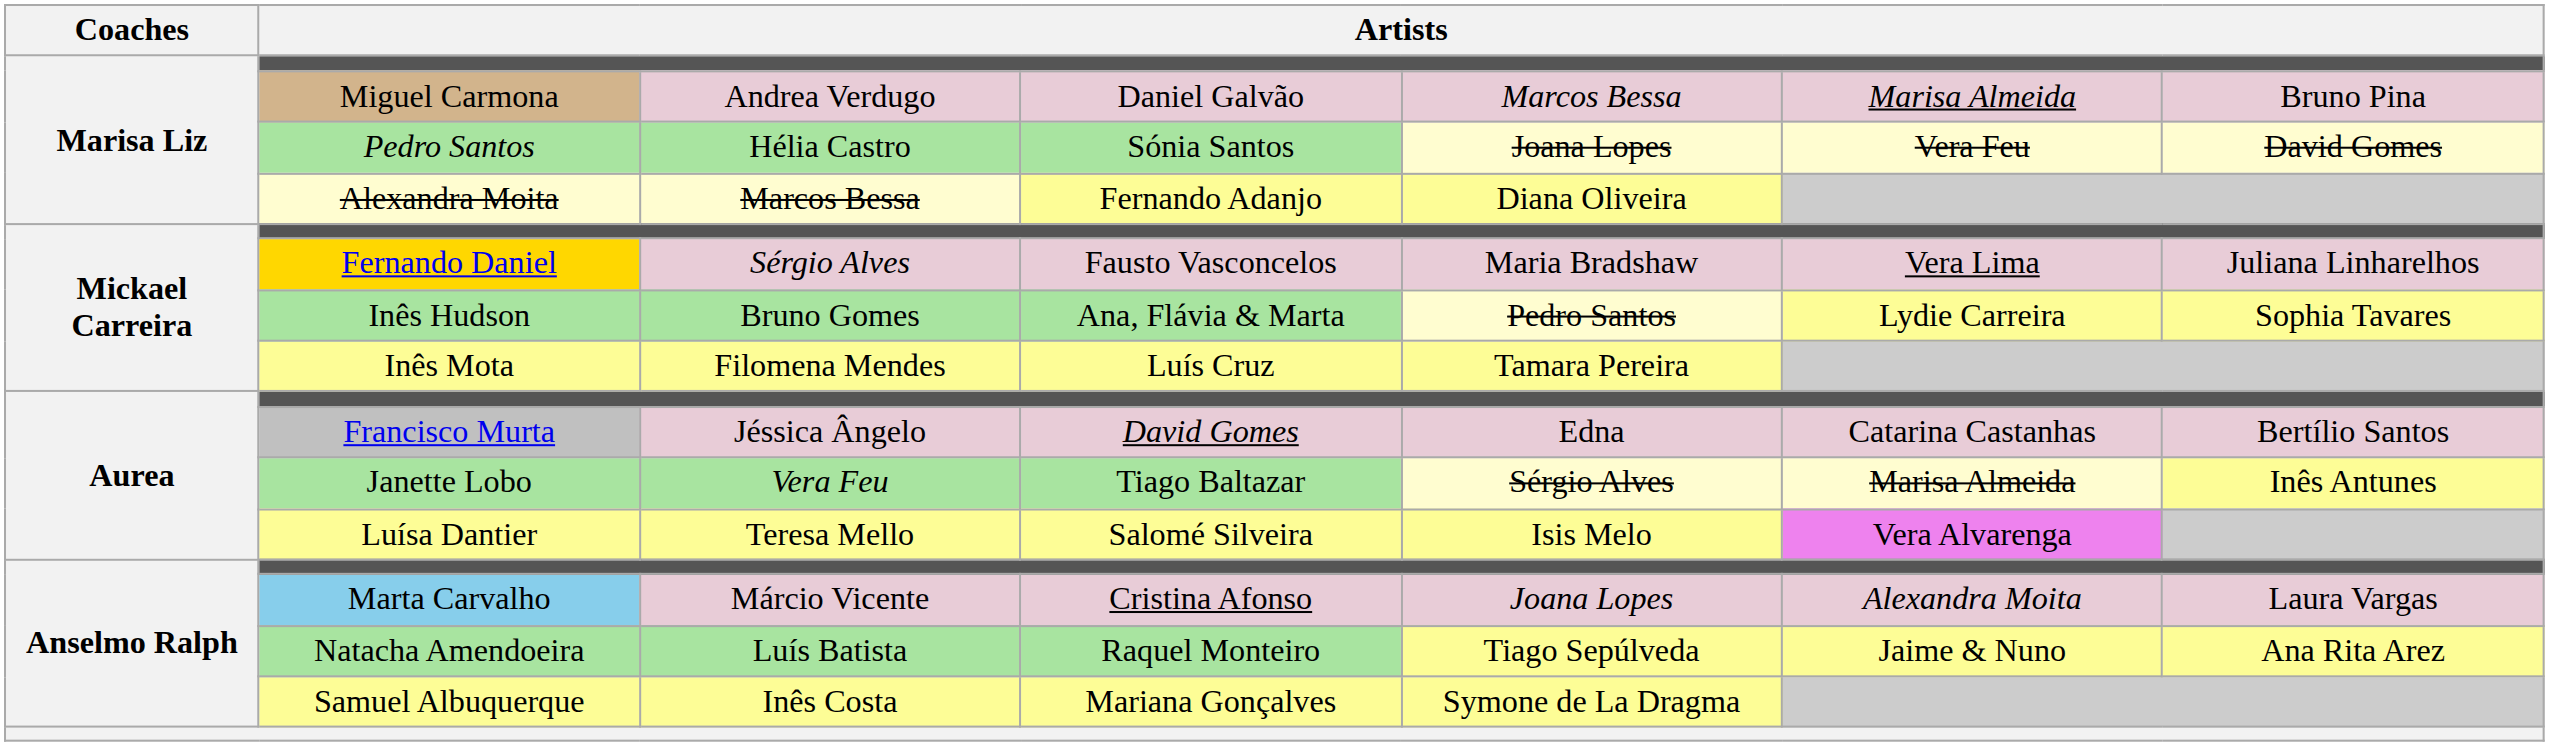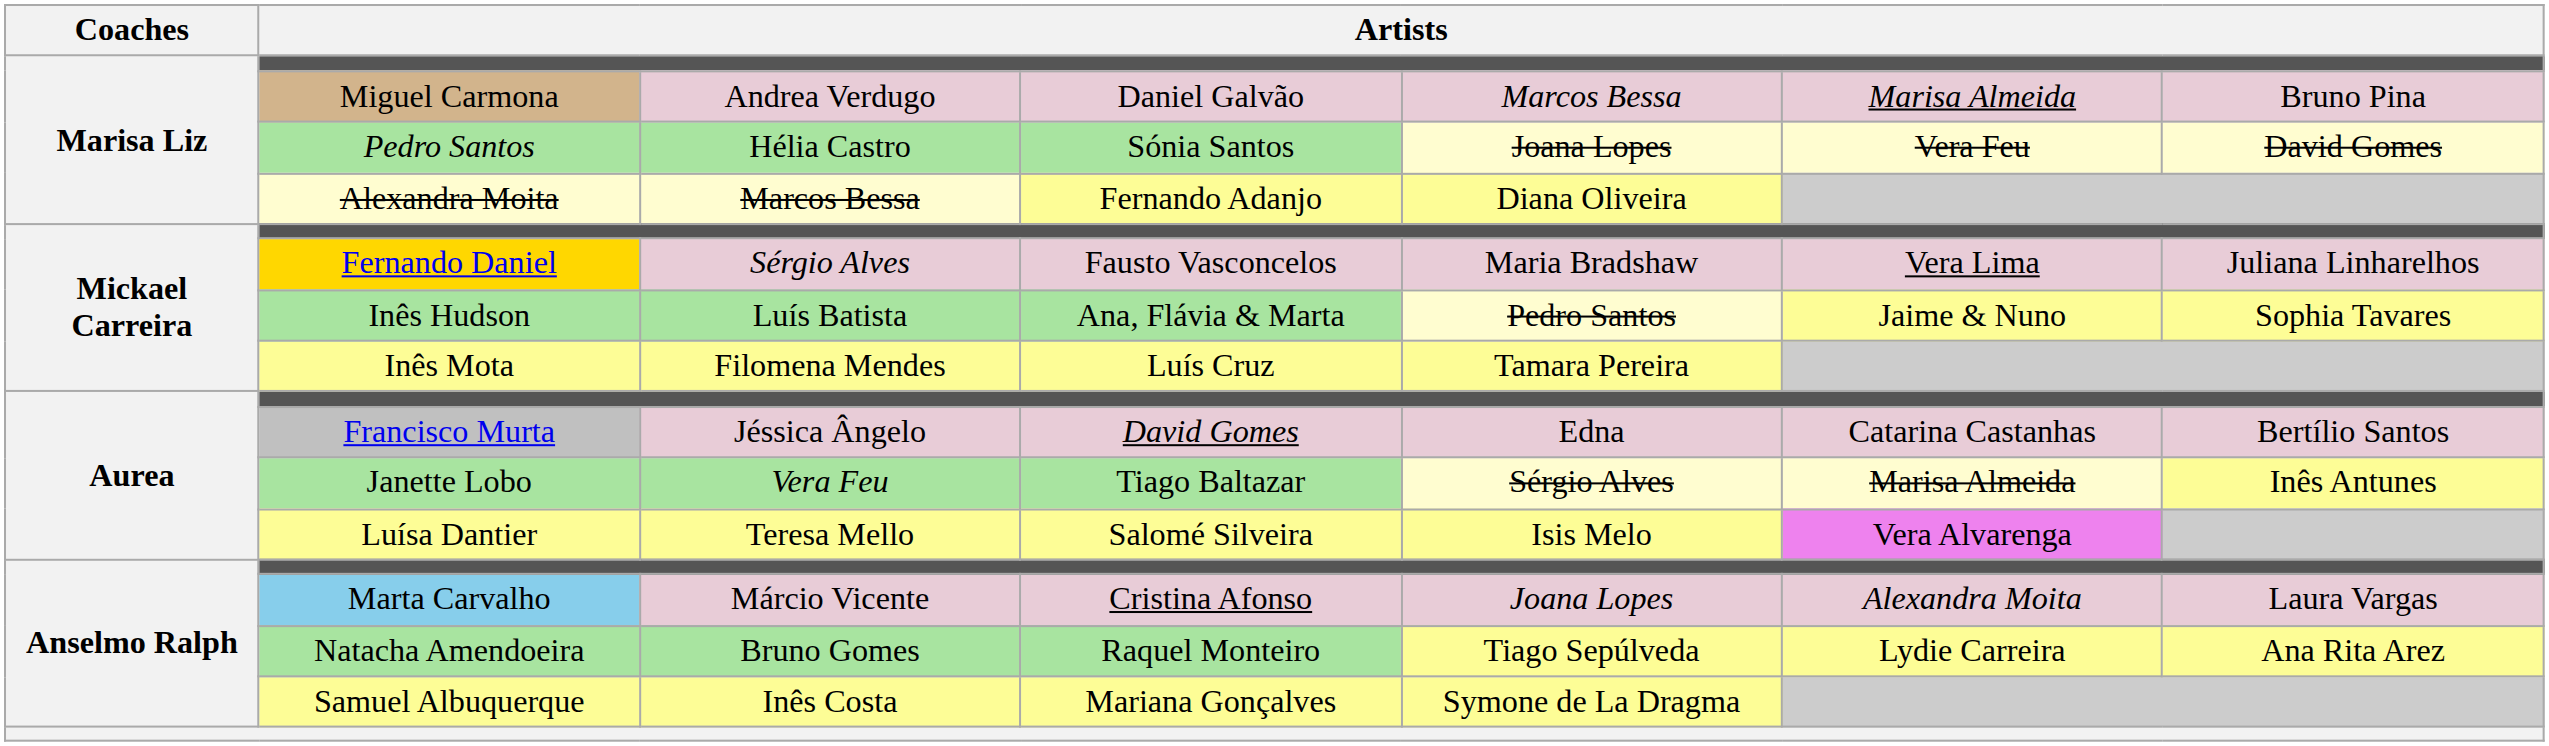(830, 314) Bruno Gomes -> (830, 314) Luís Batista
(1972, 314) Lydie Carreira -> (1972, 314) Jaime & Nuno
(830, 650) Luís Batista -> (830, 650) Bruno Gomes
(1972, 650) Jaime & Nuno -> (1972, 650) Lydie Carreira
